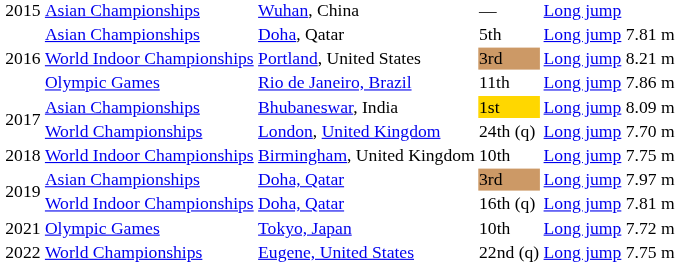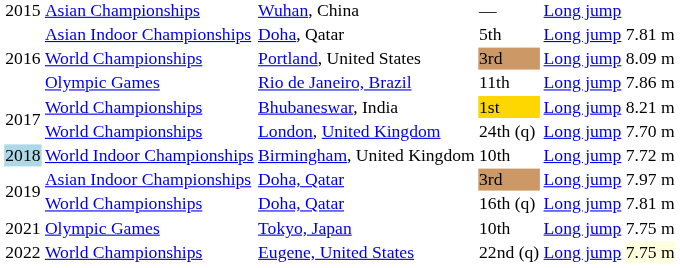(122, 34) Asian Championships -> (148, 34) Asian Indoor Championships
(149, 58) World Indoor Championships -> (124, 58) World Championships
(650, 58) 8.21 m -> (650, 58) 8.09 m
(122, 106) Asian Championships -> (124, 106) World Championships
(650, 106) 8.09 m -> (650, 106) 8.21 m
(23, 155) no background -> (23, 155) lightblue background
(650, 155) 7.75 m -> (650, 155) 7.72 m
(122, 179) Asian Championships -> (148, 179) Asian Indoor Championships
(149, 203) World Indoor Championships -> (124, 203) World Championships
(650, 227) 7.72 m -> (650, 227) 7.75 m
(650, 252) no background -> (650, 252) lightyellow background
